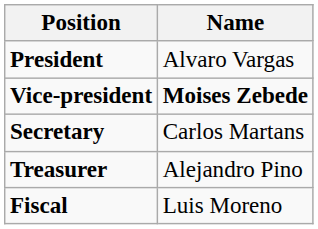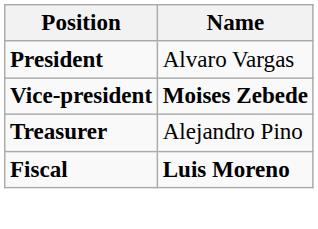- row: (57, 132)
(223, 205) normal -> (226, 168) bold
